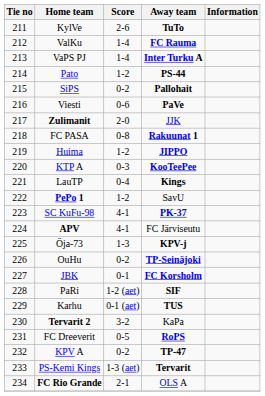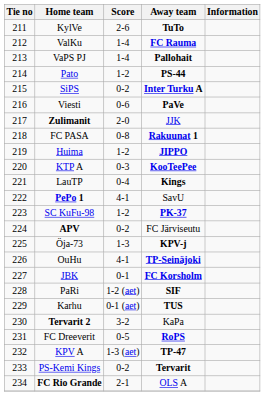(173, 58) Inter Turku A -> (173, 58) Pallohait
(173, 89) Pallohait -> (173, 89) Inter Turku A
(123, 197) 1-2 -> (123, 197) 4-1
(123, 213) 4-1 -> (123, 213) 1-2
(123, 228) 4-1 -> (123, 228) 0-2
(123, 259) 0-2 -> (123, 259) 4-1
(123, 352) 0-2 -> (123, 352) 1-3 (aet)
(123, 368) 1-3 (aet) -> (123, 368) 0-2
